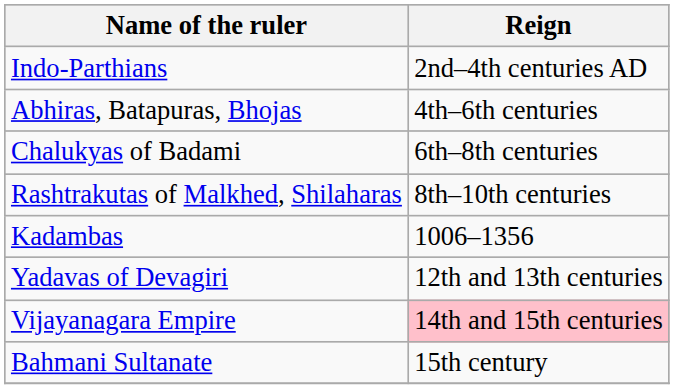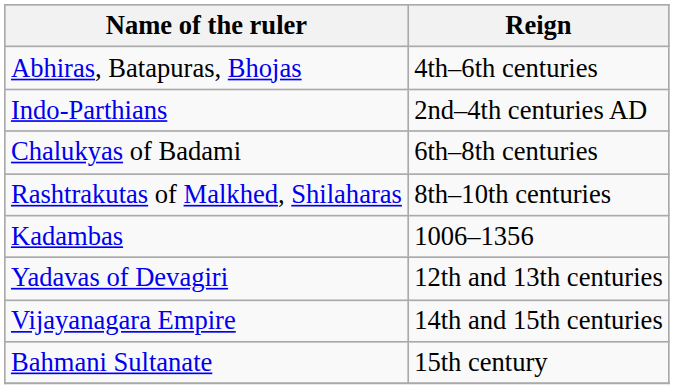rows swapped: (89, 67) <-> (156, 109)
(538, 320) pink background -> (538, 320) no background
